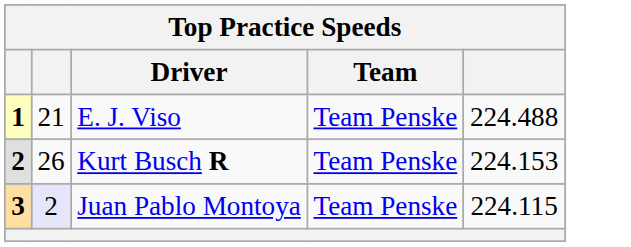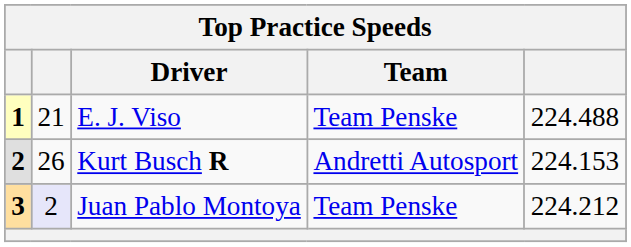(385, 161) Team Penske -> (416, 161) Andretti Autosport
(514, 206) 224.115 -> (575, 206) 224.212
